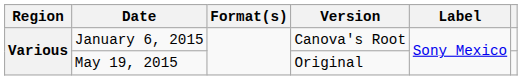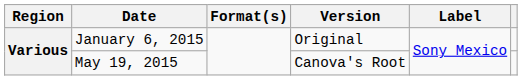(350, 40) Canova's Root -> (329, 40) Original
(329, 63) Original -> (350, 63) Canova's Root
